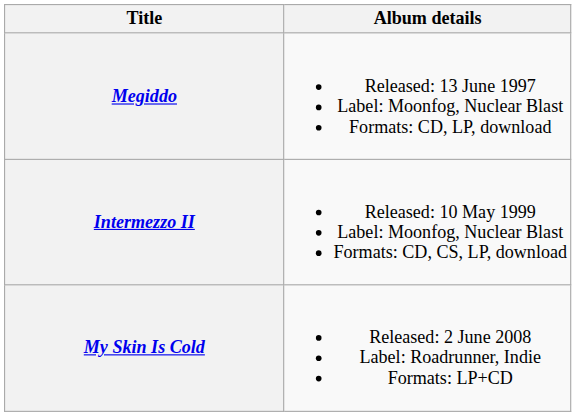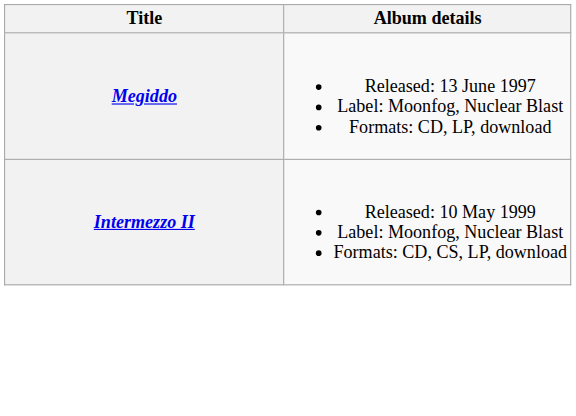- row: (144, 347)
